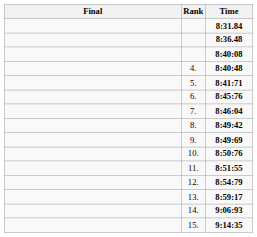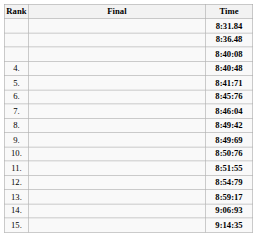columns swapped: (193, 12) <-> (93, 12)
